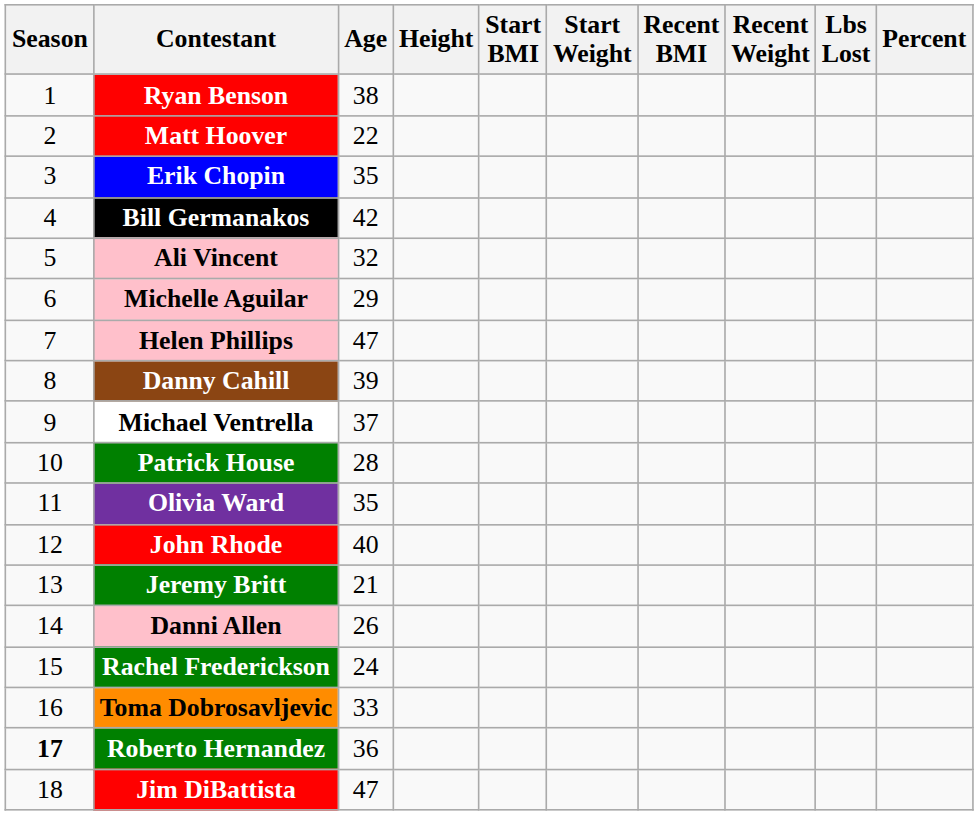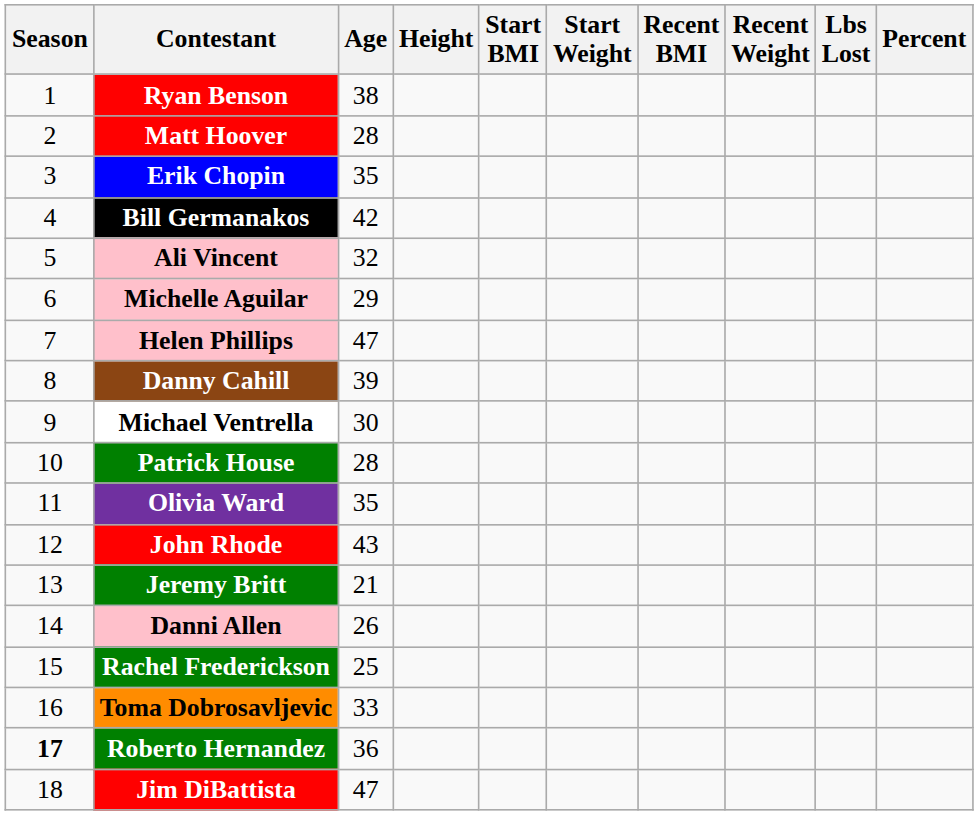(366, 135) 22 -> (366, 135) 28
(366, 421) 37 -> (366, 421) 30
(366, 544) 40 -> (366, 544) 43
(366, 666) 24 -> (366, 666) 25
